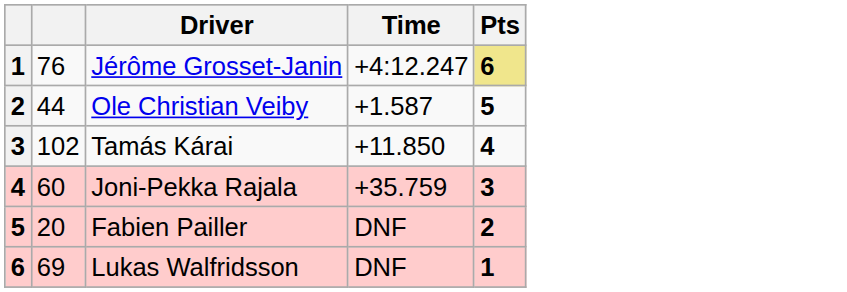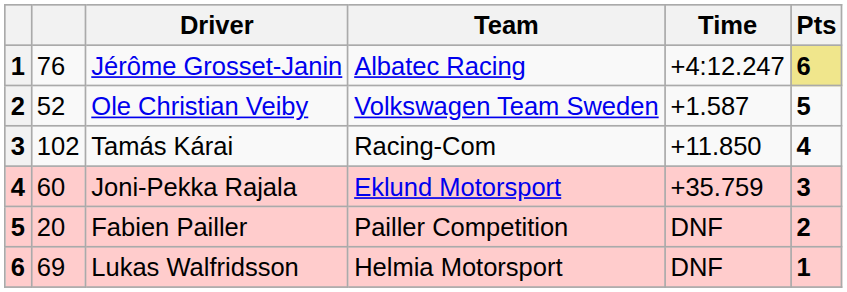+ column: (506, 25)
(51, 106) 44 -> (51, 106) 52
